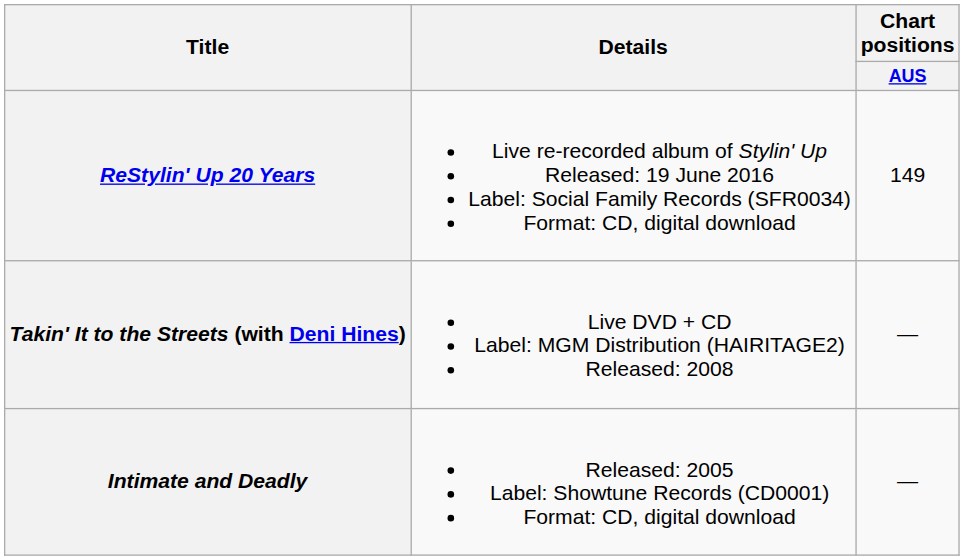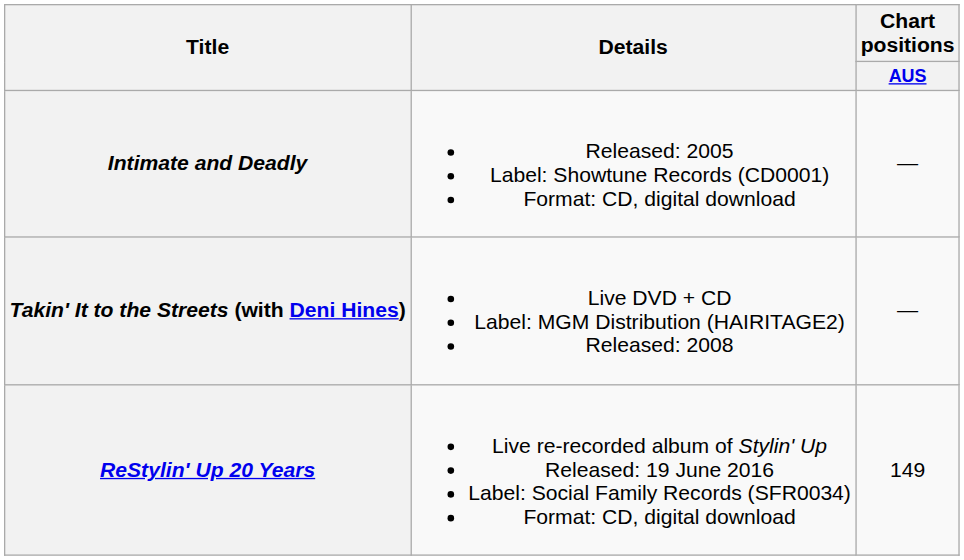rows swapped: (208, 481) <-> (208, 175)
